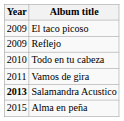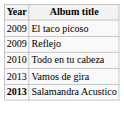(17, 76) 2011 -> (17, 76) 2013
- row: (59, 108)
